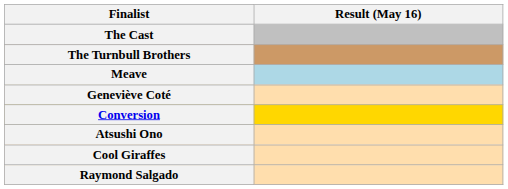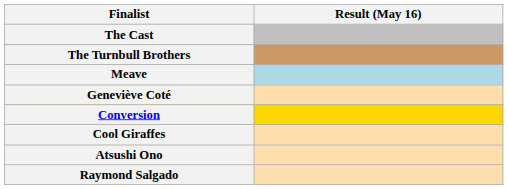rows swapped: (129, 134) <-> (129, 154)
